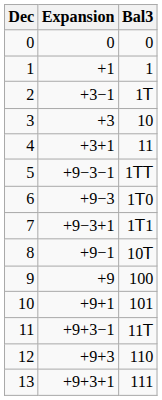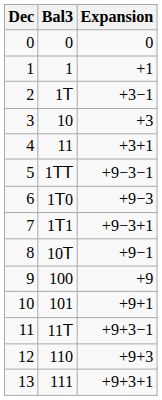columns swapped: (138, 17) <-> (78, 17)
